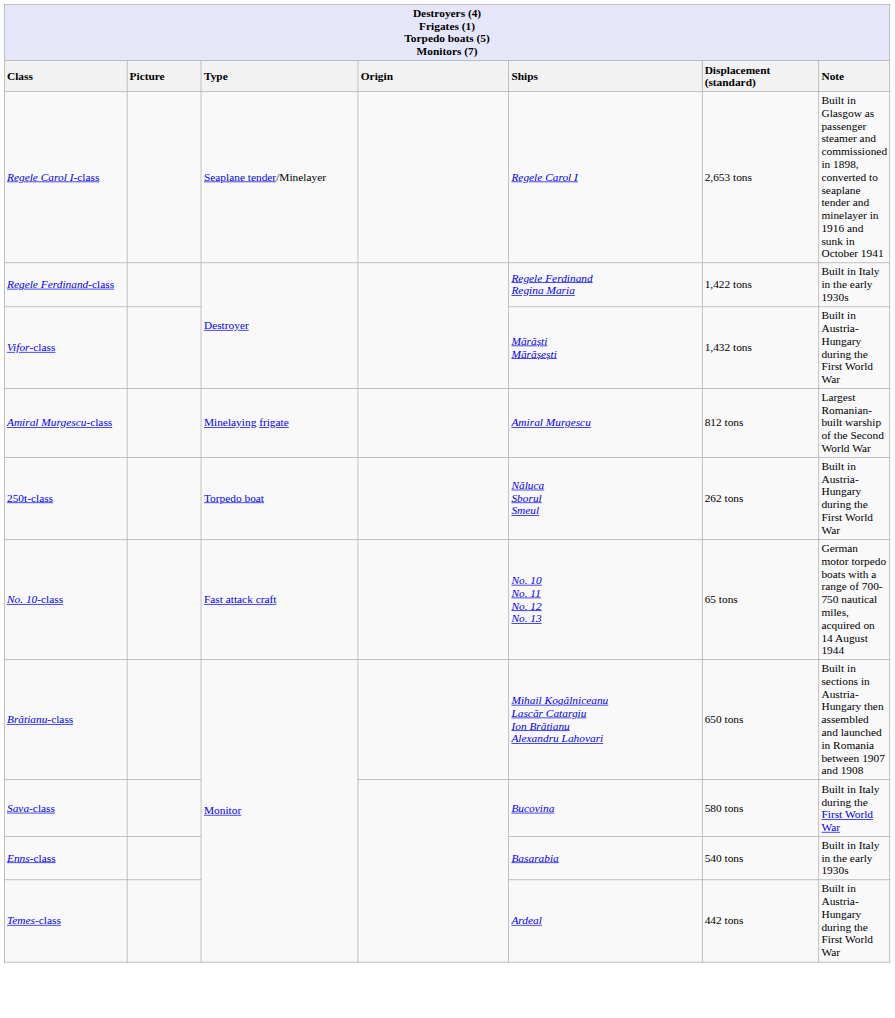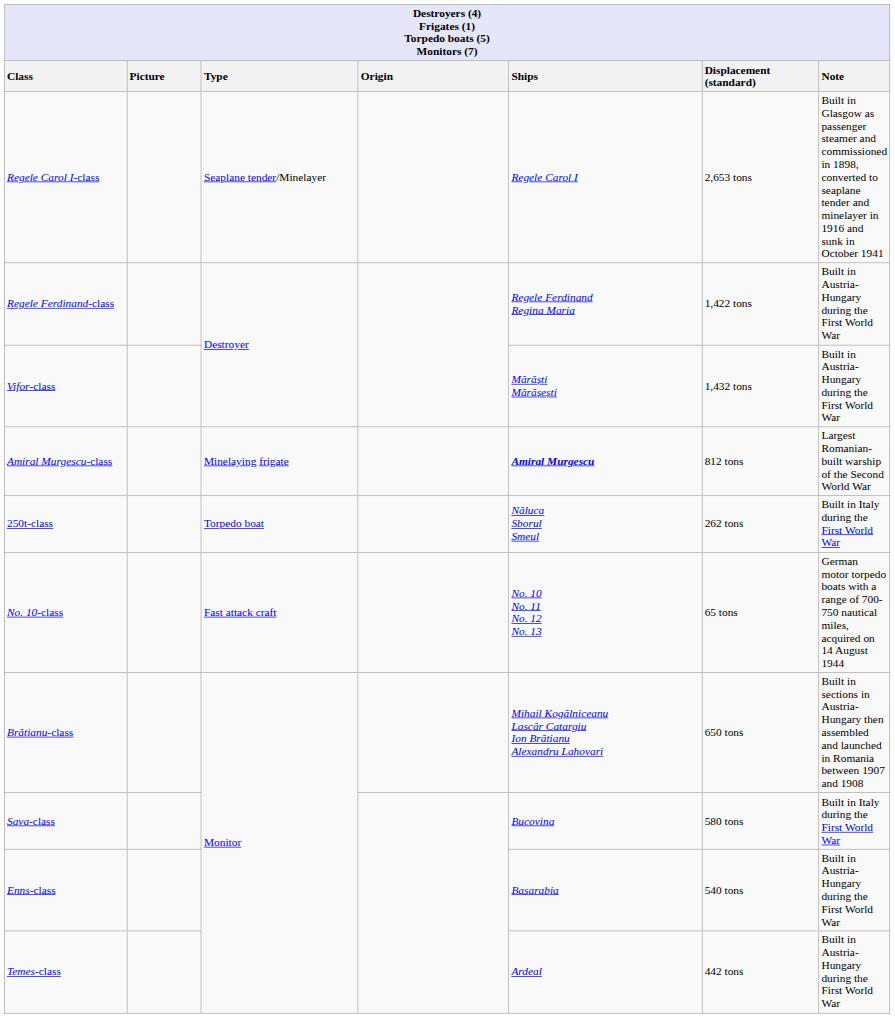(850, 284) Built in Italy in the early 1930s -> (847, 303) Built in Austria-Hungary during the First World War
(551, 423) normal -> (553, 461) bold
(847, 498) Built in Austria-Hungary during the First World War -> (850, 524) Built in Italy during the First World War
(850, 858) Built in Italy in the early 1930s -> (847, 890) Built in Austria-Hungary during the First World War
